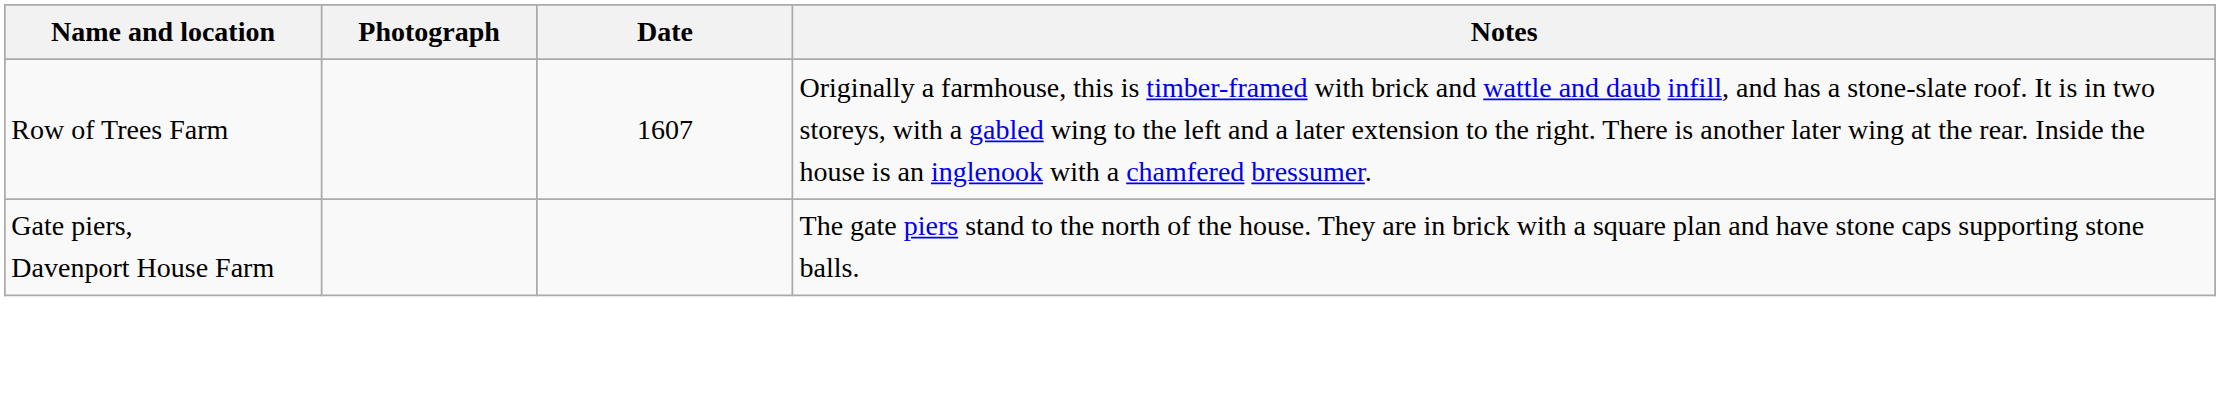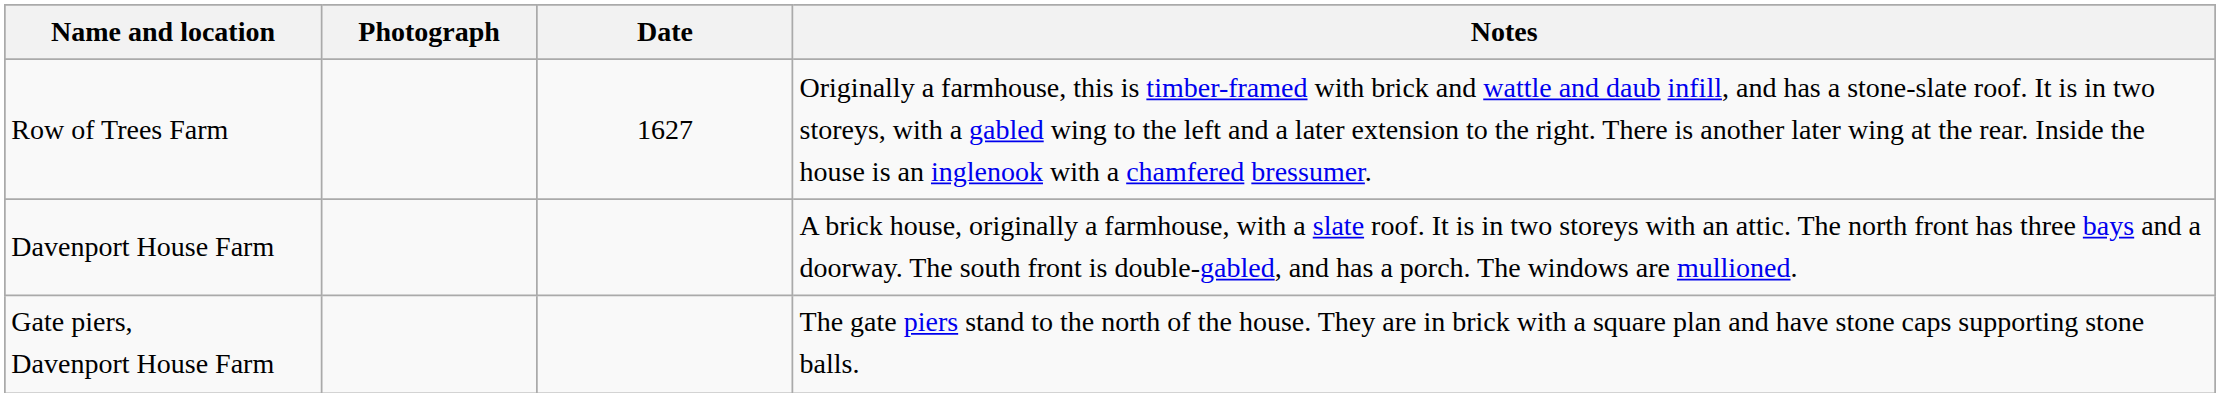(665, 128) 1607 -> (665, 128) 1627
+ row: (143, 246)
